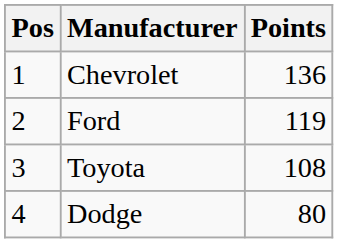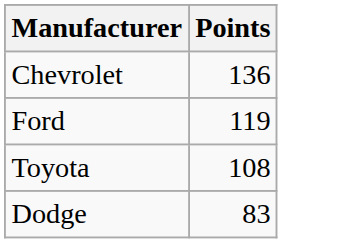- column: (33, 27)
(312, 214) 80 -> (256, 214) 83
